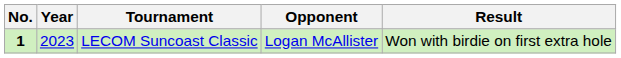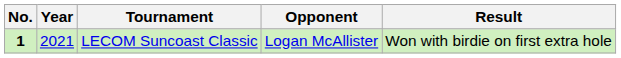(57, 41) 2023 -> (57, 41) 2021
